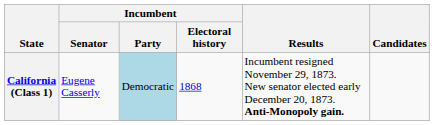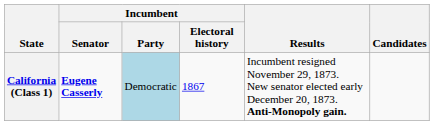(81, 86) normal -> (82, 86) bold
(190, 86) 1868 -> (193, 86) 1867
